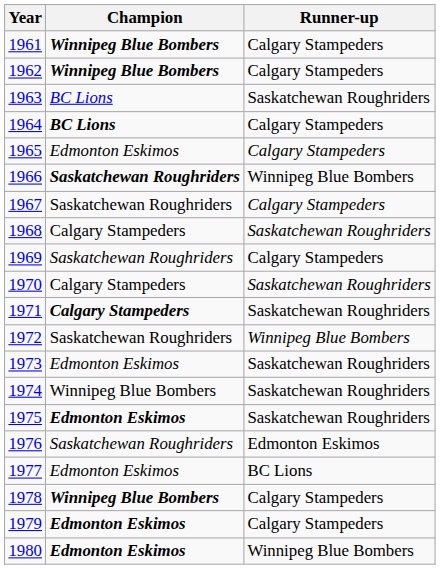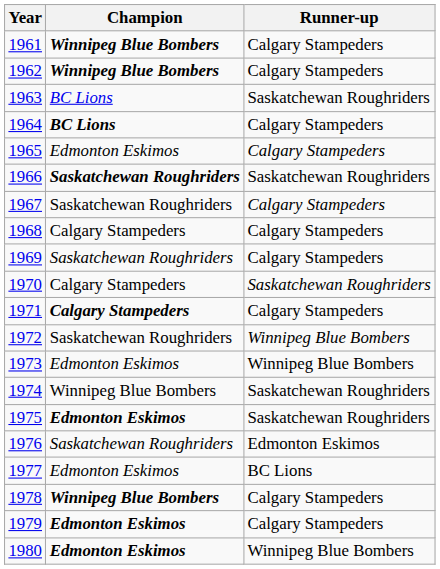(331, 177) Winnipeg Blue Bombers -> (339, 177) Saskatchewan Roughriders
(339, 230) Saskatchewan Roughriders -> (315, 230) Calgary Stampeders
(339, 310) Saskatchewan Roughriders -> (315, 310) Calgary Stampeders
(339, 364) Saskatchewan Roughriders -> (331, 364) Winnipeg Blue Bombers
